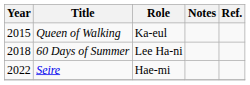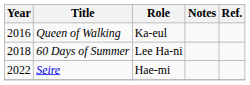(19, 32) 2015 -> (19, 32) 2016
